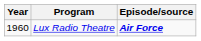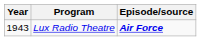(18, 28) 1960 -> (18, 28) 1943
